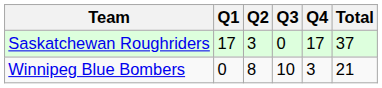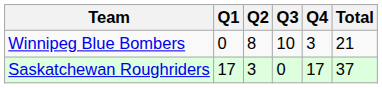rows swapped: (97, 69) <-> (109, 43)
